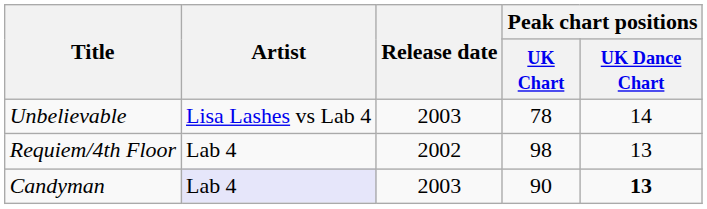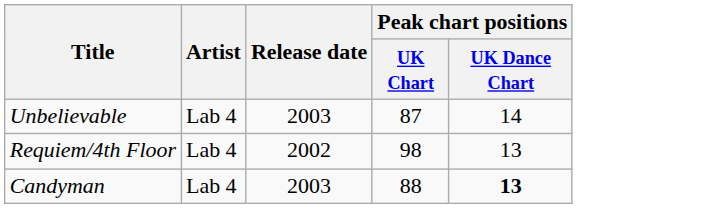(279, 116) Lisa Lashes vs Lab 4 -> (211, 116) Lab 4
(541, 116) 78 -> (411, 116) 87
(211, 185) lavender background -> (211, 185) no background
(541, 185) 90 -> (411, 185) 88
